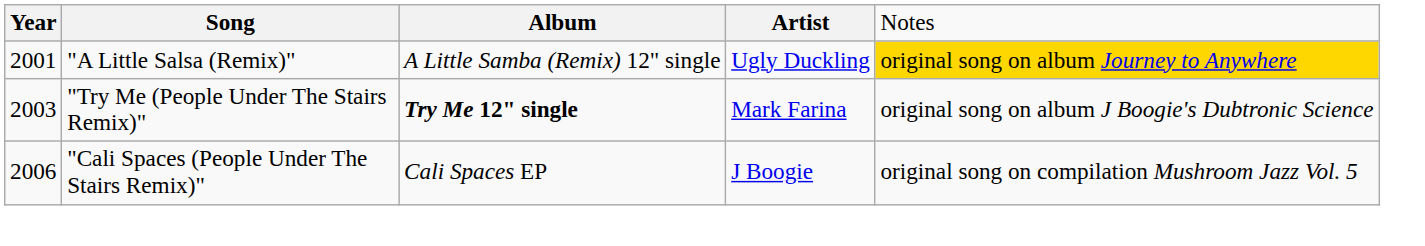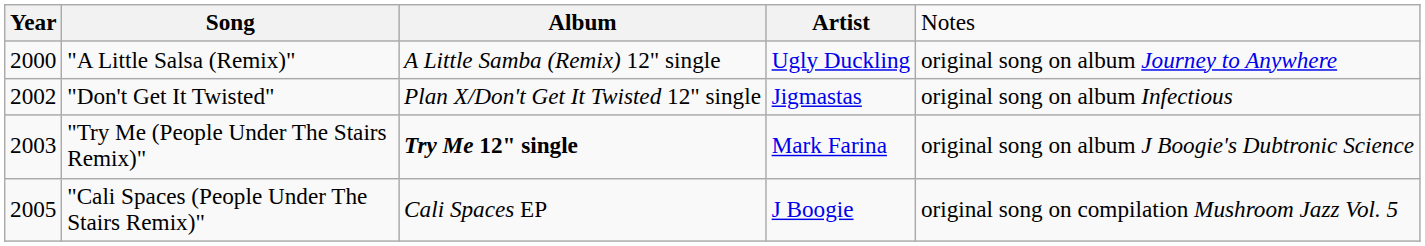(33, 59) 2001 -> (33, 59) 2000
(1089, 59) gold background -> (1129, 59) no background
+ row: (171, 96)
(33, 172) 2006 -> (33, 209) 2005
